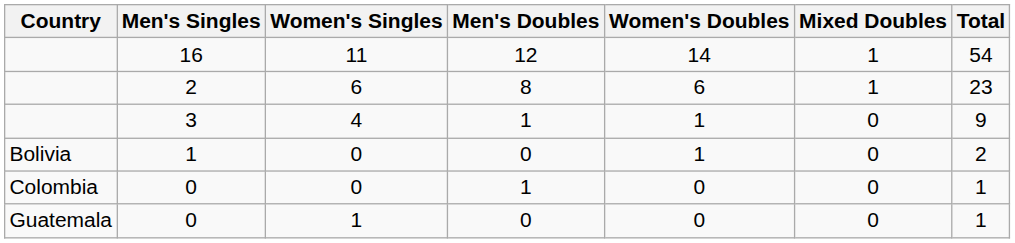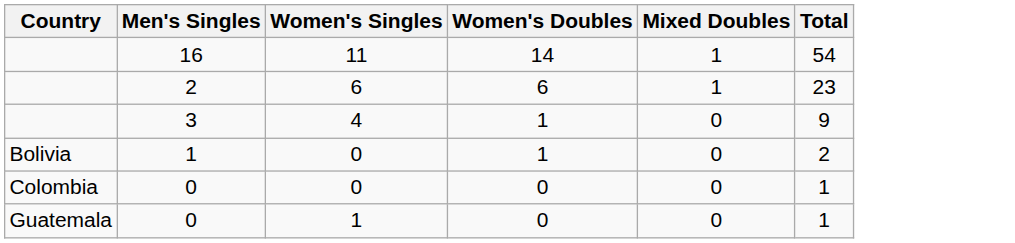- column: (526, 21)
